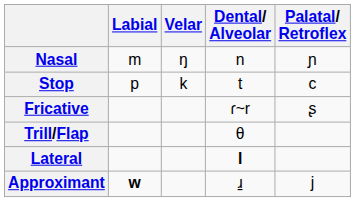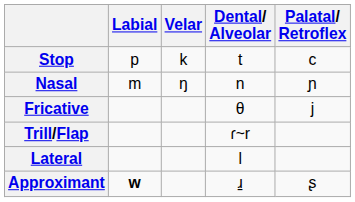rows swapped: (56, 84) <-> (56, 59)
(240, 109) ɾ~r -> (240, 109) θ
(312, 109) ʂ -> (312, 109) j
(240, 134) θ -> (240, 134) ɾ~r
(240, 158) bold -> (240, 158) normal
(312, 183) j -> (312, 183) ʂ
